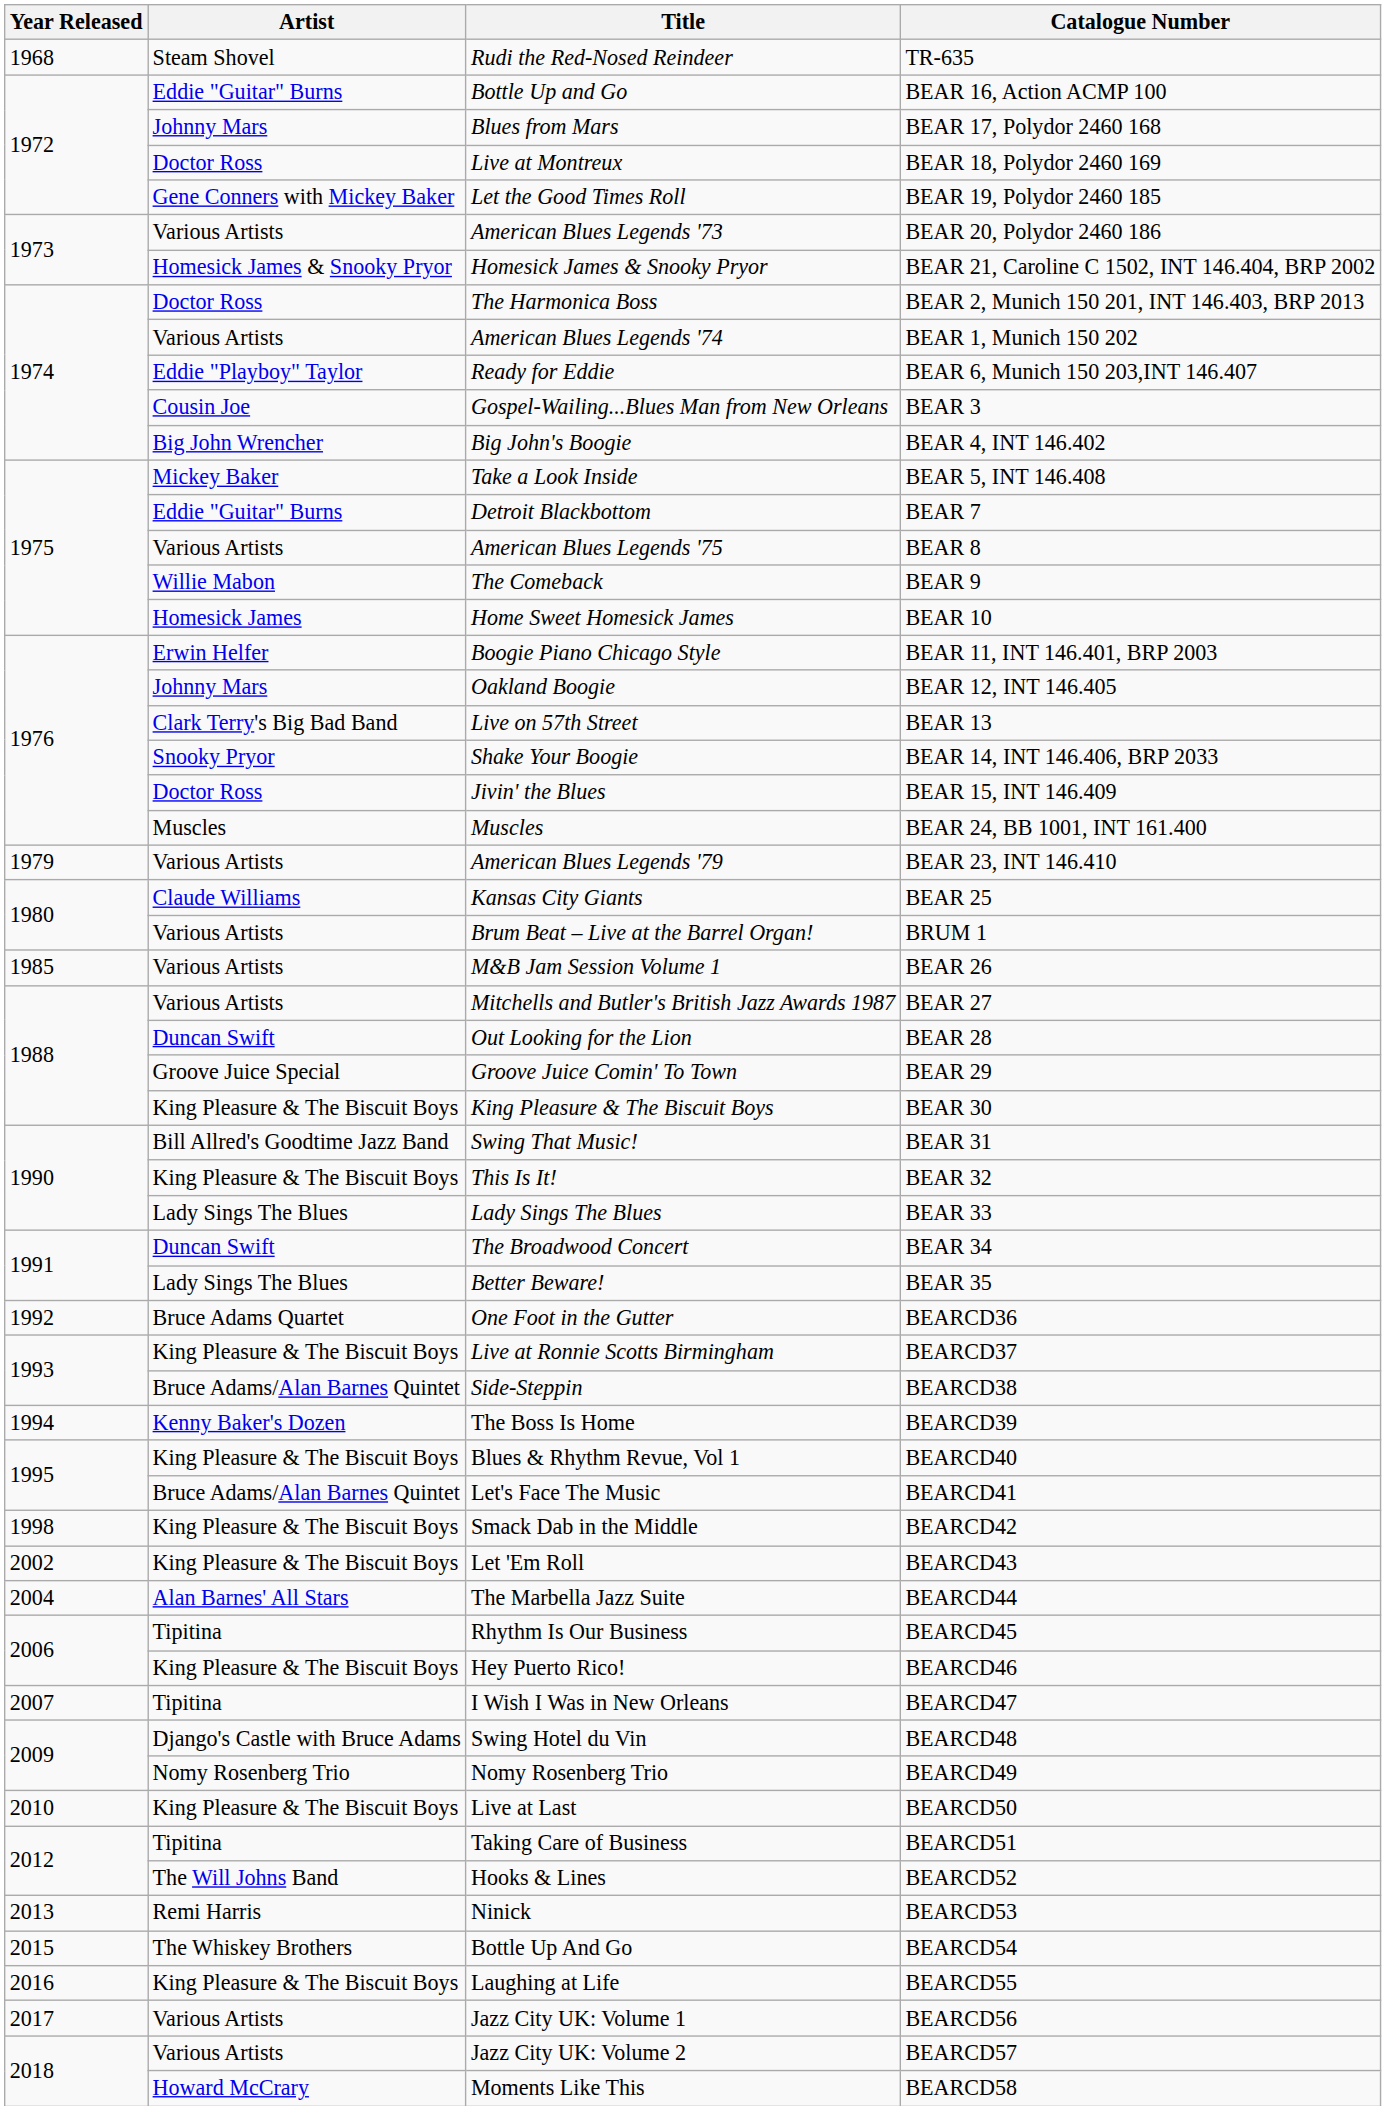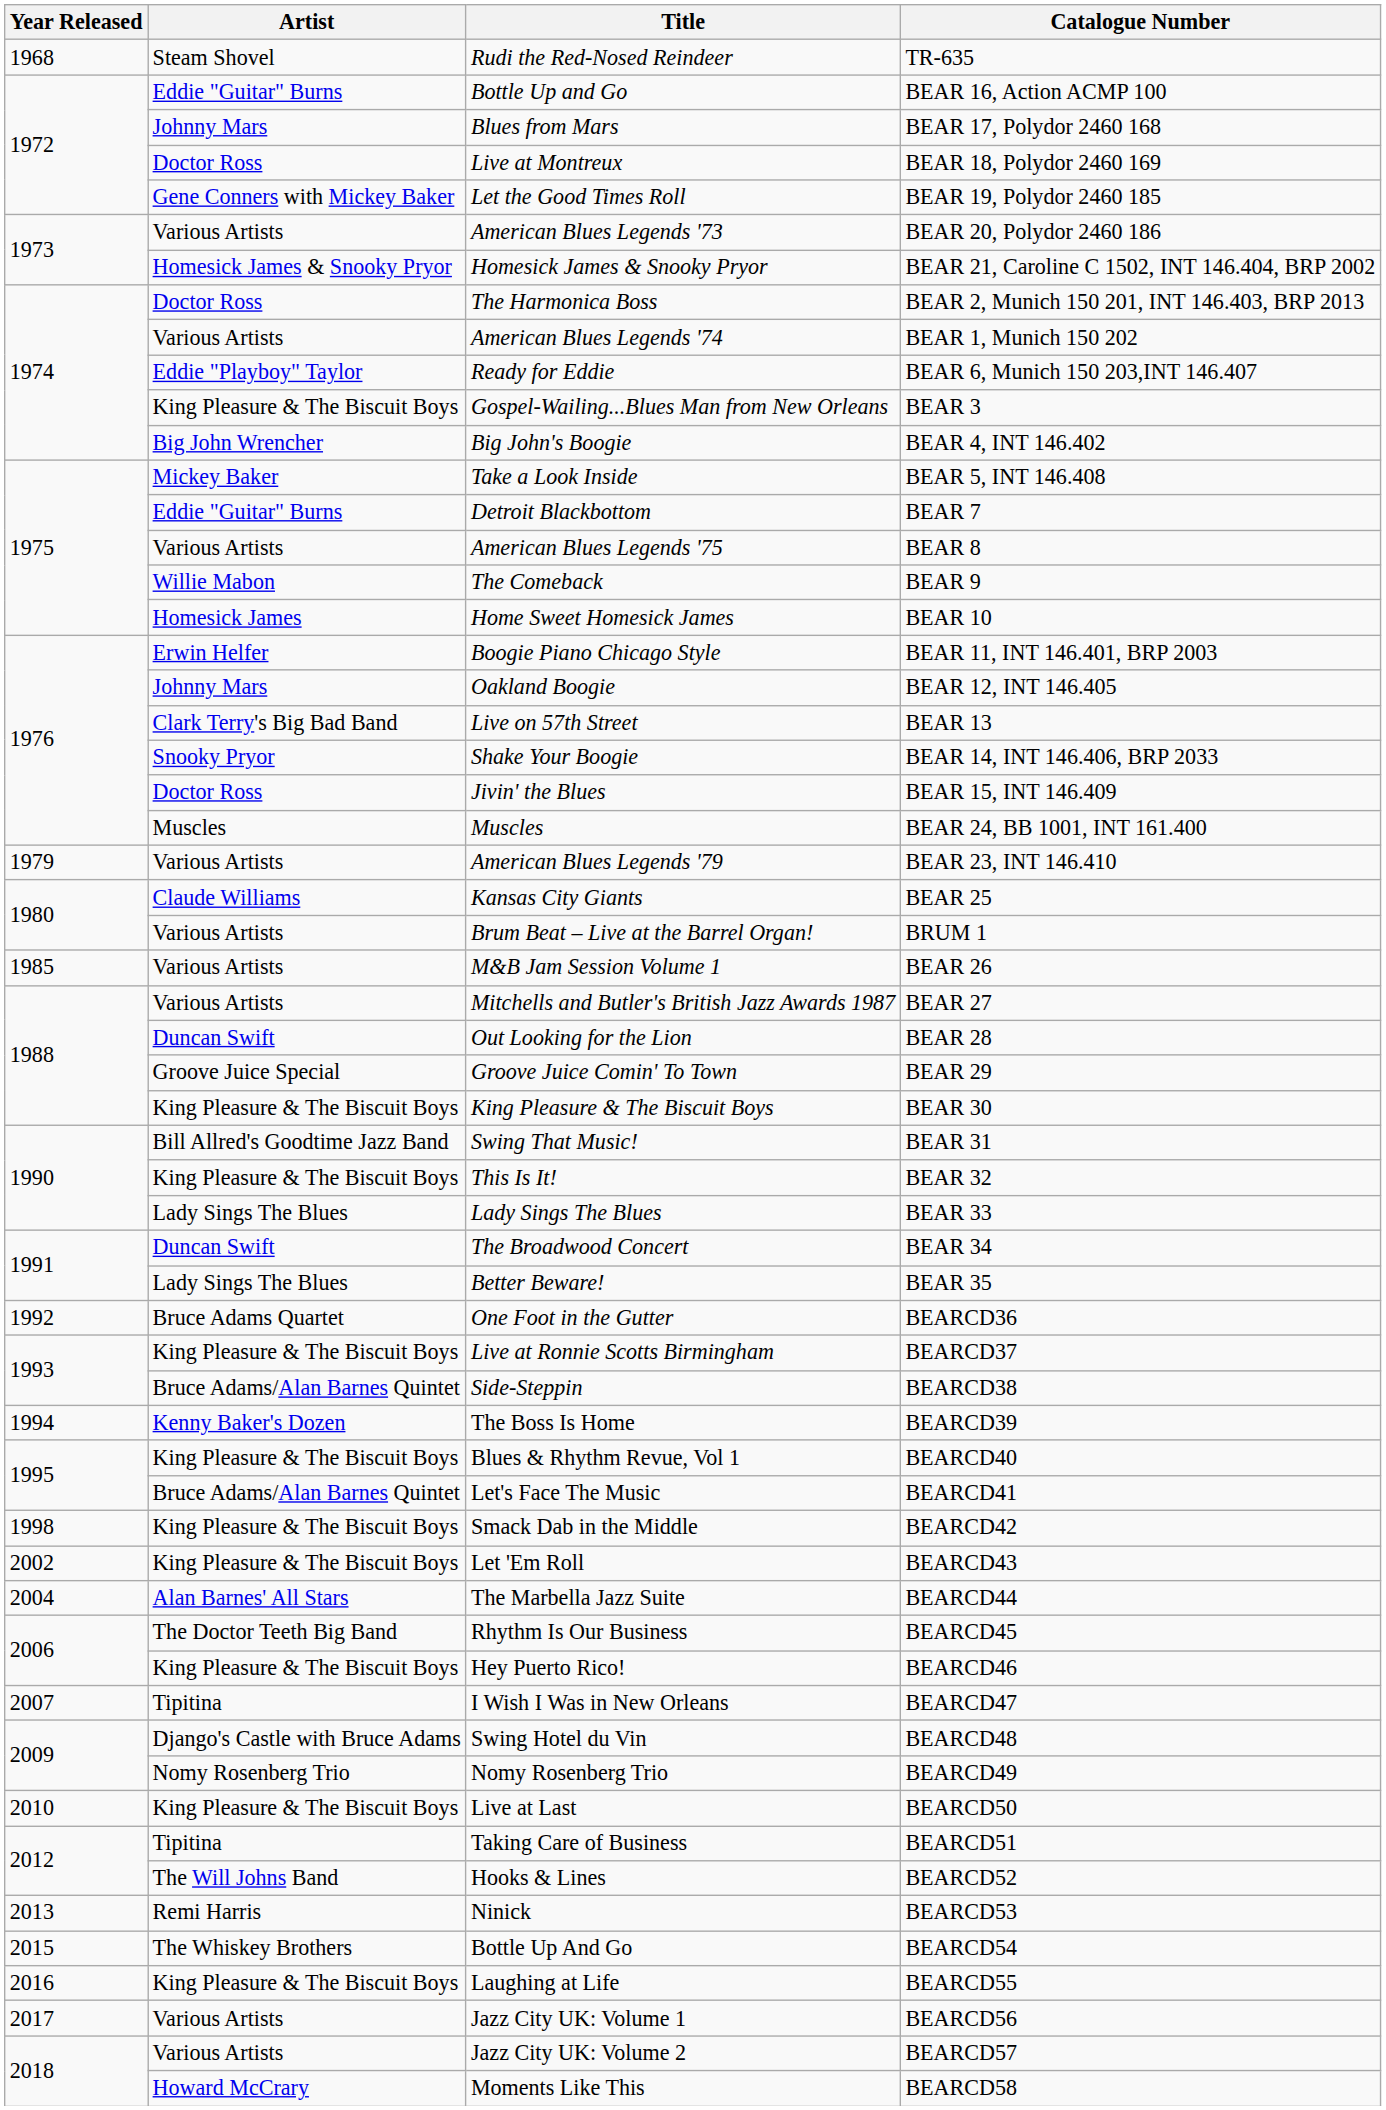(201, 407) Cousin Joe -> (305, 407) King Pleasure & The Biscuit Boys
(187, 1632) Tipitina -> (275, 1632) The Doctor Teeth Big Band
